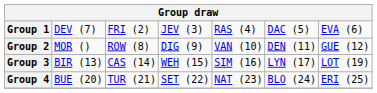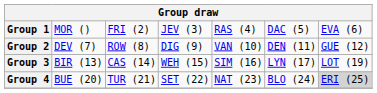(75, 30) DEV (7) -> (72, 30) MOR ()
(72, 46) MOR () -> (75, 46) DEV (7)
(345, 80) no background -> (345, 80) lightgrey background
